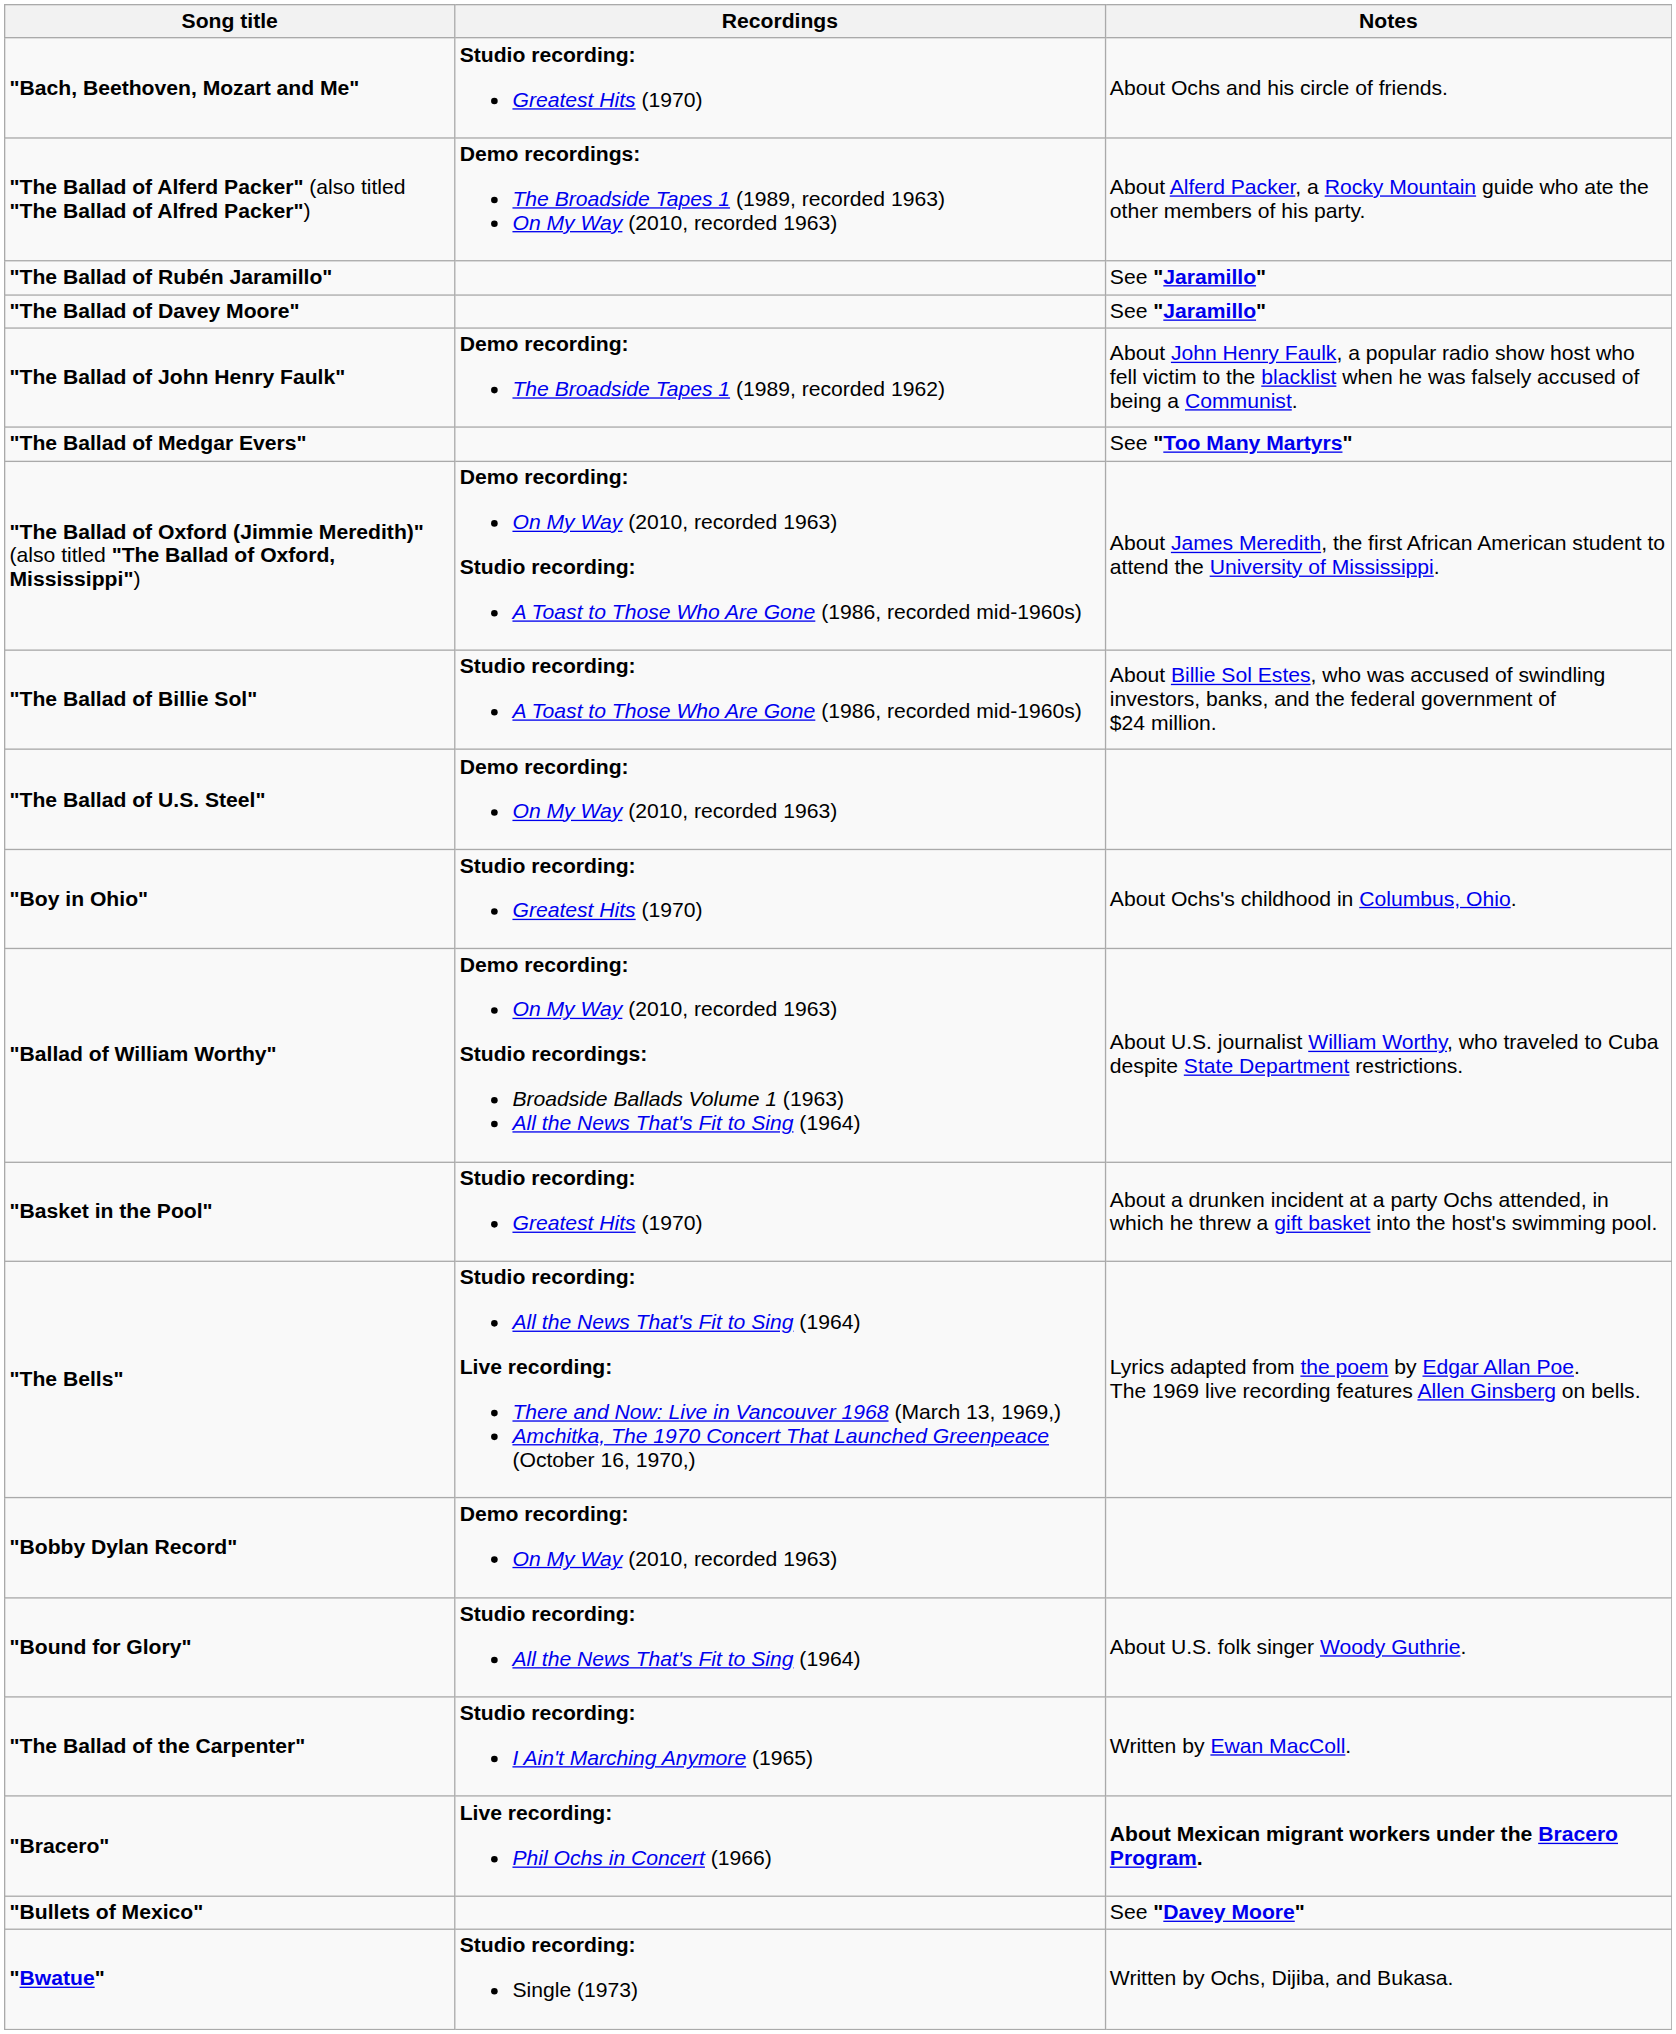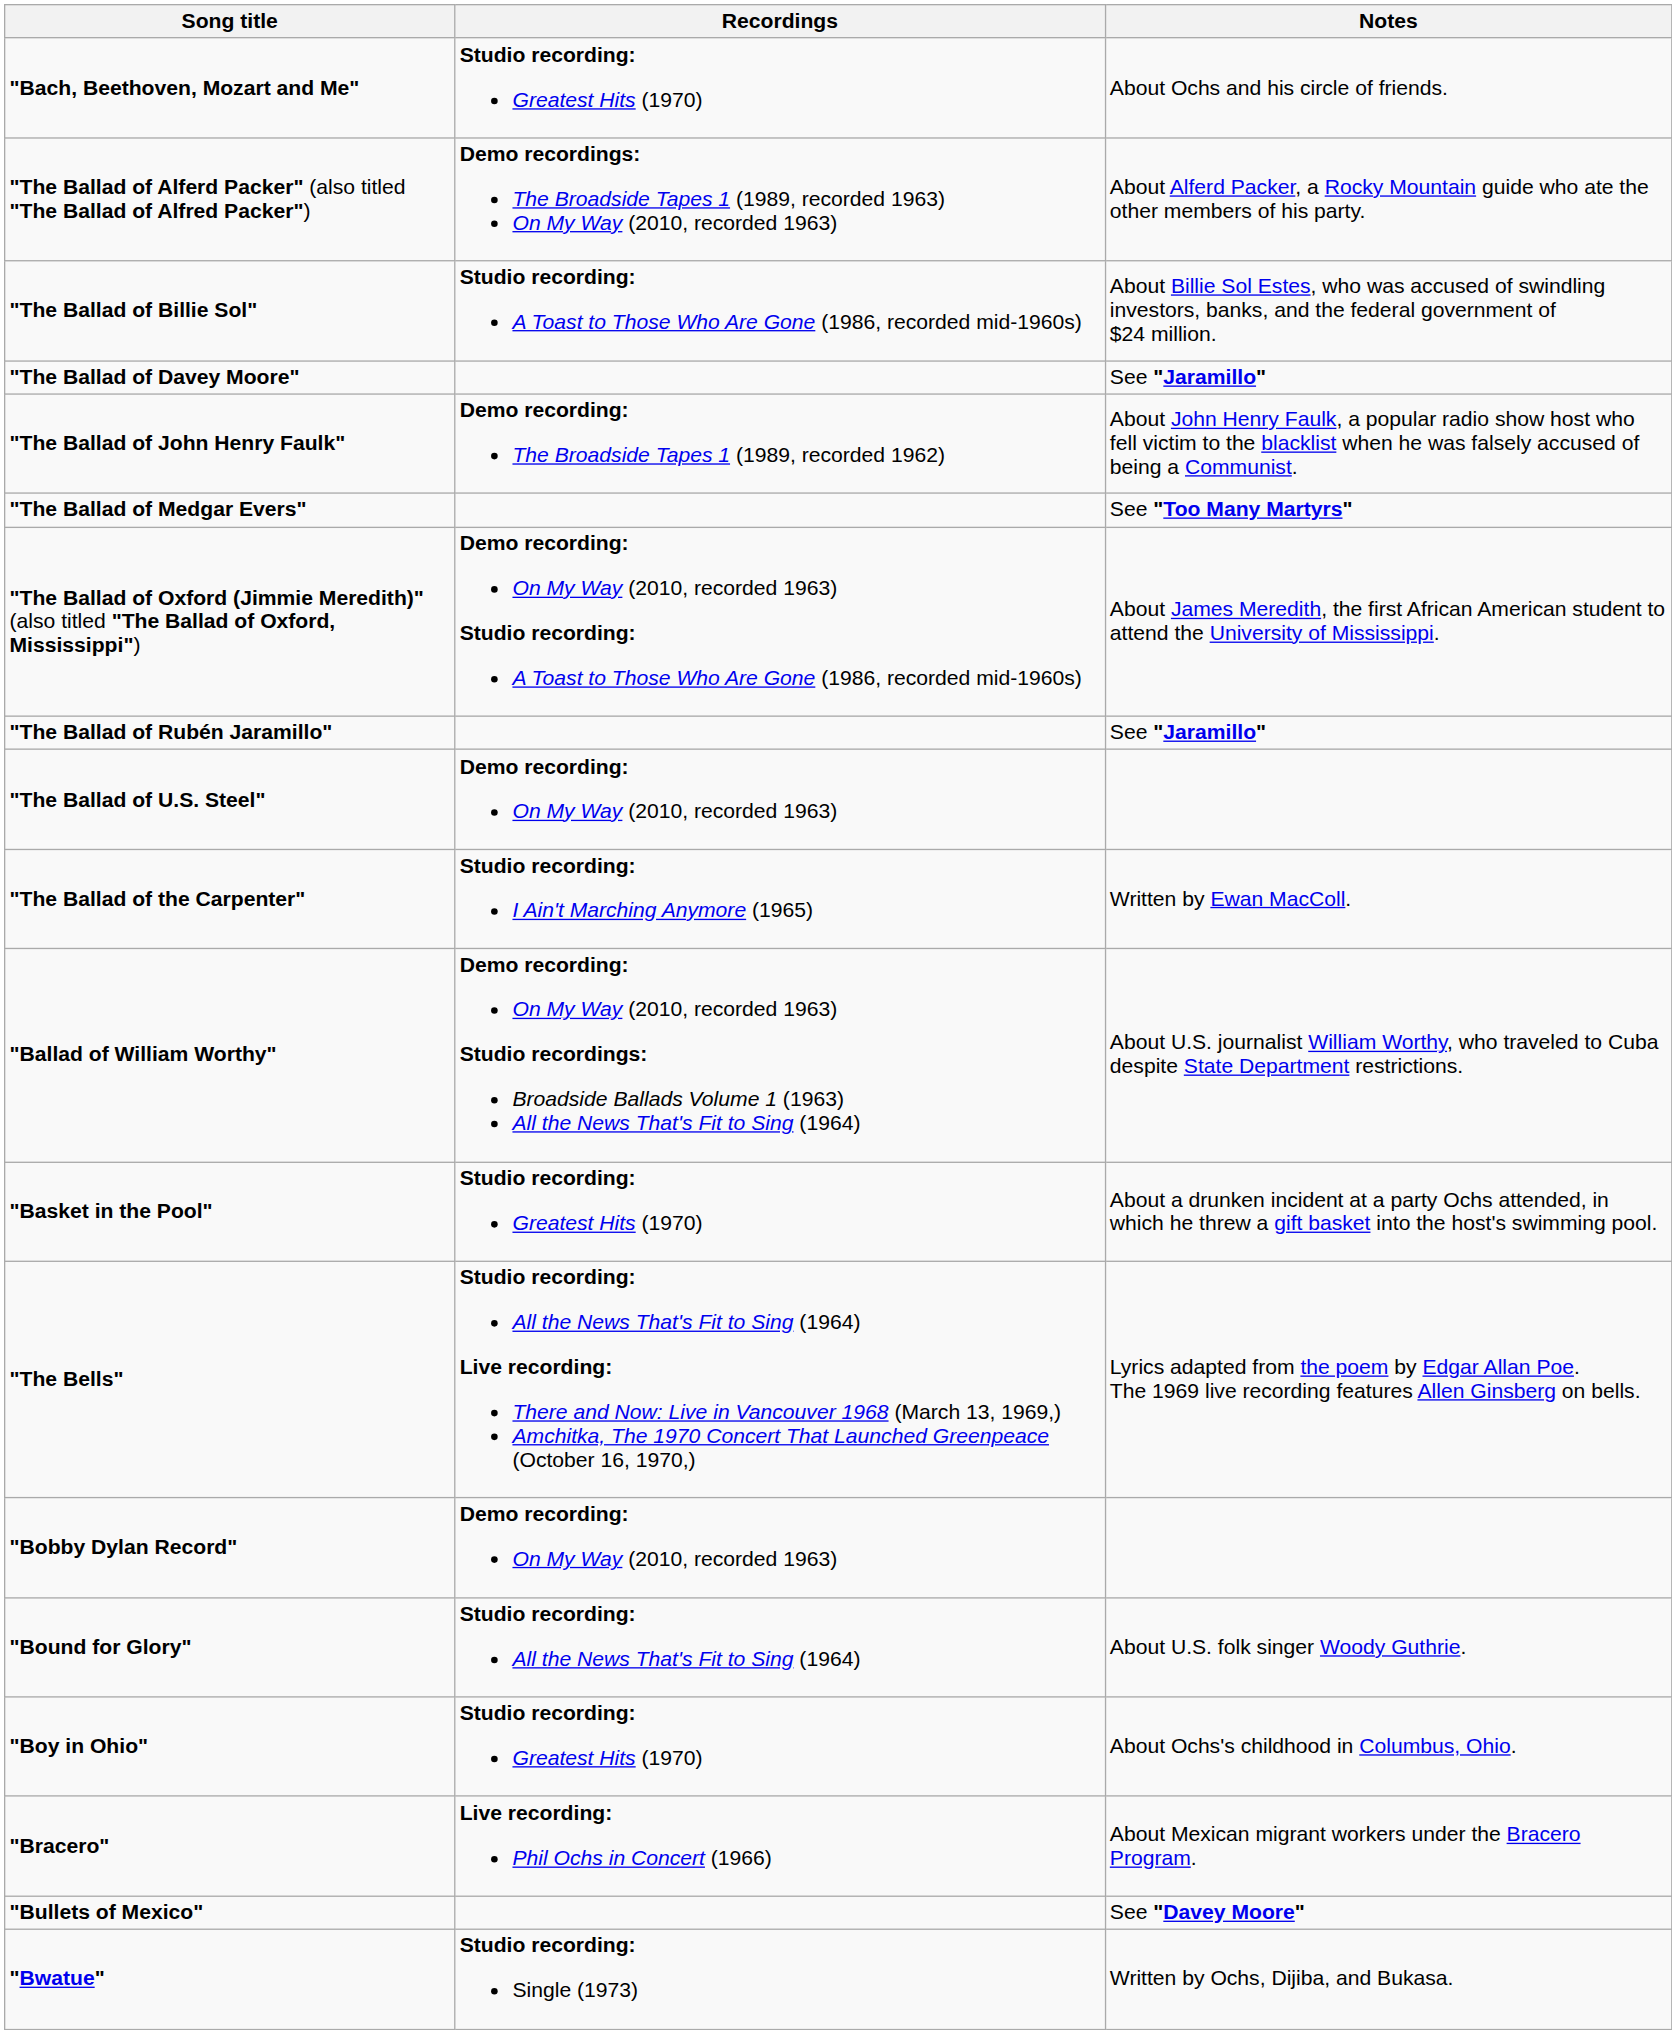rows swapped: (133, 699) <-> (171, 277)
rows swapped: (157, 1746) <-> (79, 898)
(1364, 1845) bold -> (1345, 1845) normal
